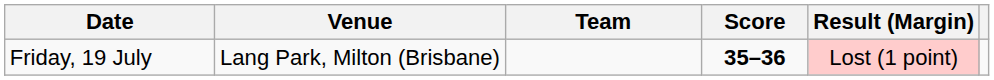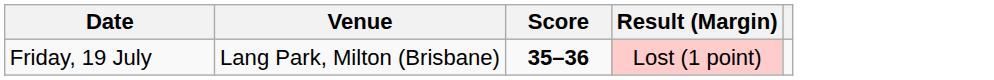- column: (603, 22)
